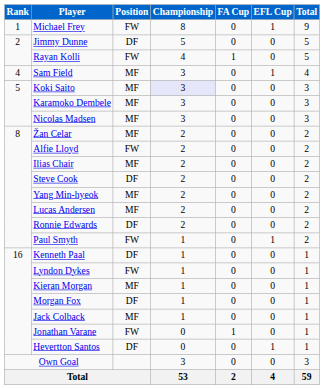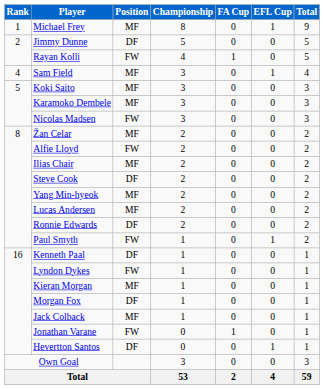(132, 27) FW -> (132, 27) MF
(183, 88) lavender background -> (183, 88) no background
(132, 118) MF -> (132, 118) FW
